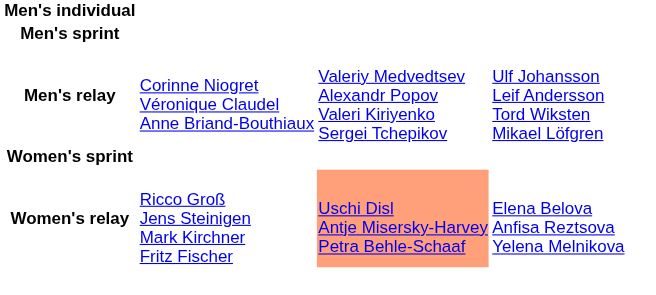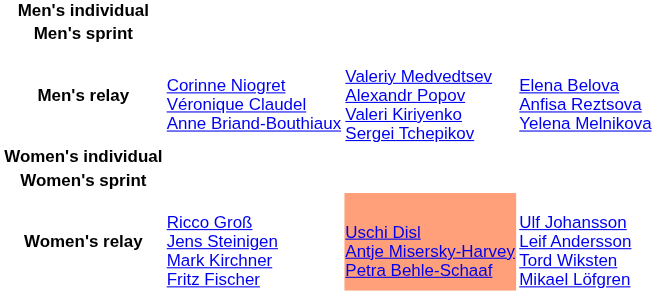(548, 105) Ulf Johansson Leif Andersson Tord Wiksten Mikael Löfgren -> (585, 105) Elena Belova Anfisa Reztsova Yelena Melnikova
+ row: (83, 156)
(558, 227) Elena Belova Anfisa Reztsova Yelena Melnikova -> (575, 251) Ulf Johansson Leif Andersson Tord Wiksten Mikael Löfgren
